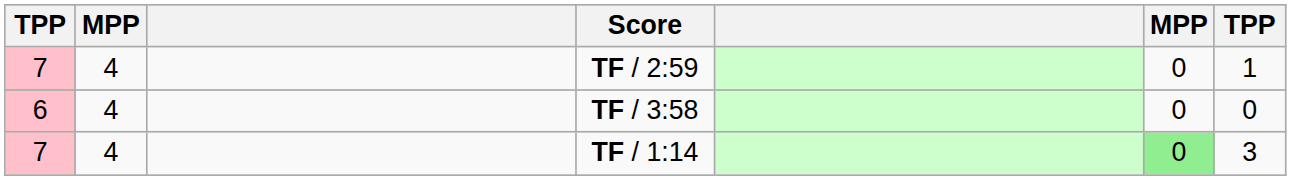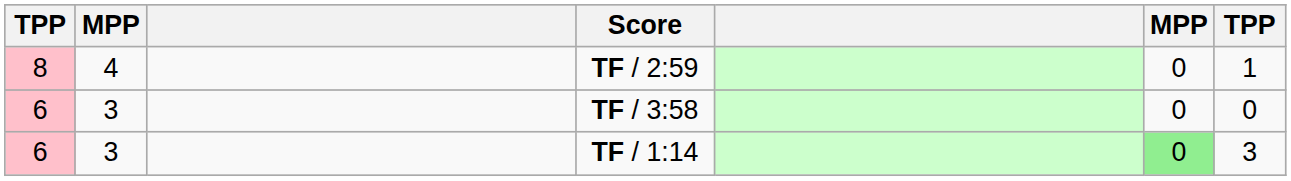(40, 68) 7 -> (40, 68) 8
(111, 110) 4 -> (111, 110) 3
(40, 152) 7 -> (40, 152) 6
(111, 152) 4 -> (111, 152) 3
